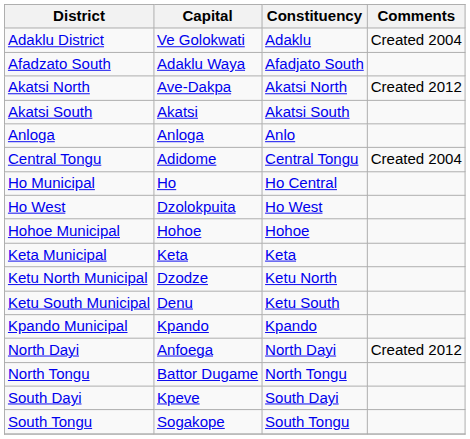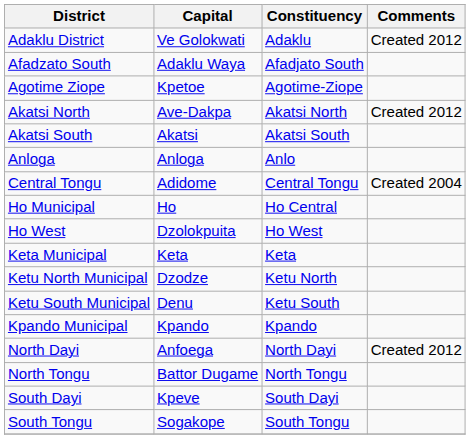(416, 40) Created 2004 -> (416, 40) Created 2012
+ row: (56, 87)
- row: (64, 231)
